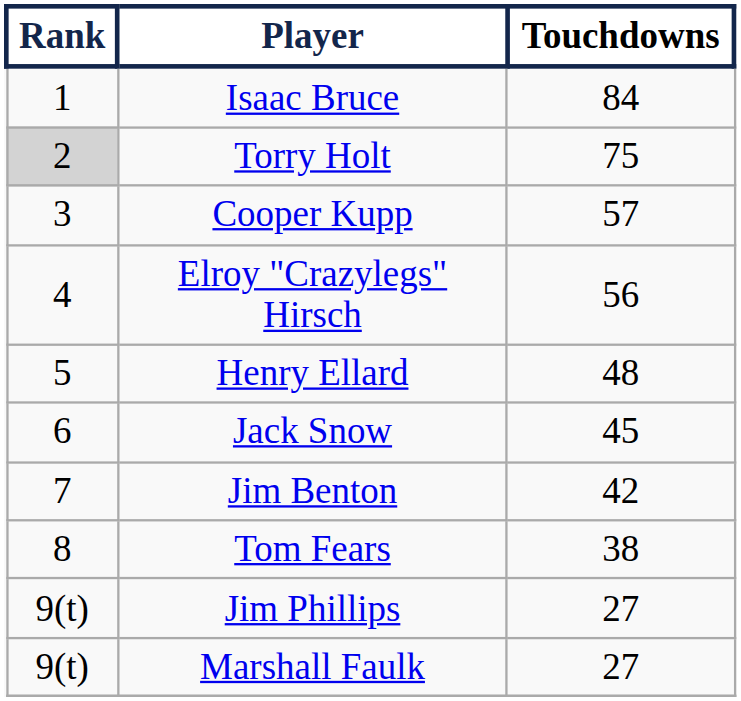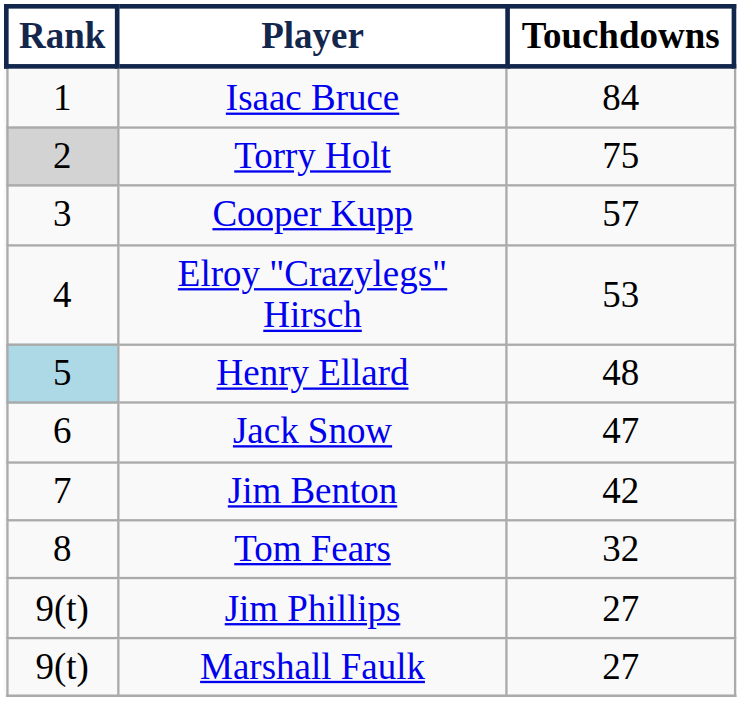(621, 293) 56 -> (621, 293) 53
(62, 373) no background -> (62, 373) lightblue background
(621, 431) 45 -> (621, 431) 47
(621, 548) 38 -> (621, 548) 32
